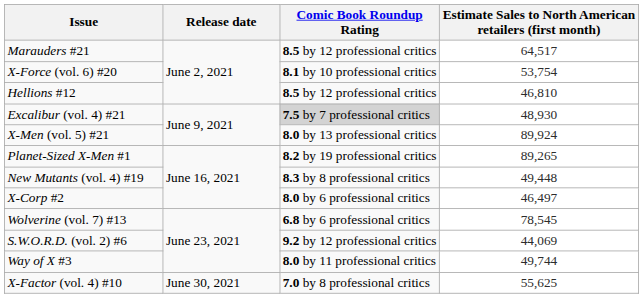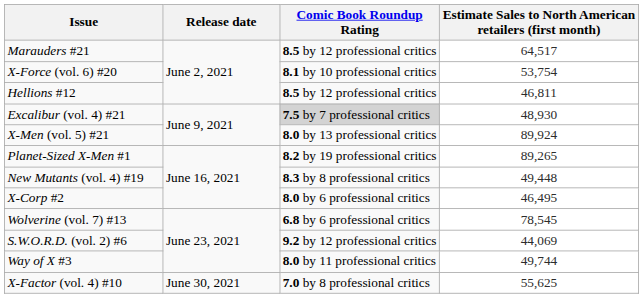(539, 93) 46,810 -> (539, 93) 46,811
(539, 198) 46,497 -> (539, 198) 46,495
